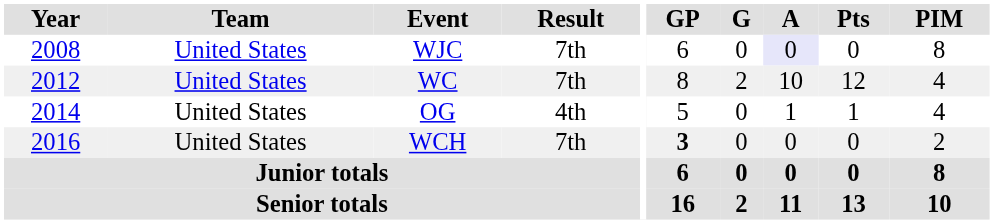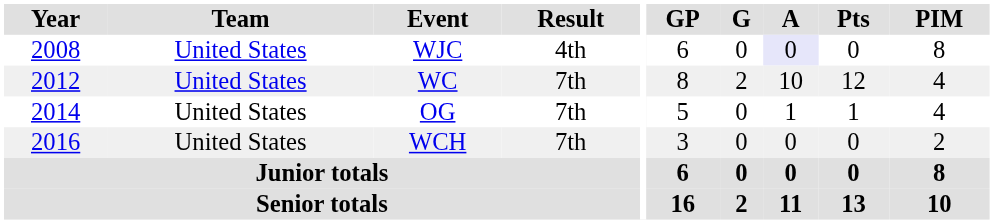(571, 49) 7th -> (571, 49) 4th
(571, 111) 4th -> (571, 111) 7th
(683, 142) bold -> (683, 142) normal
